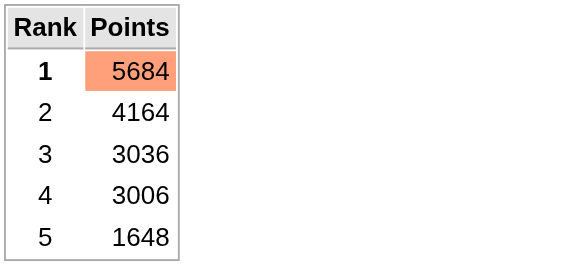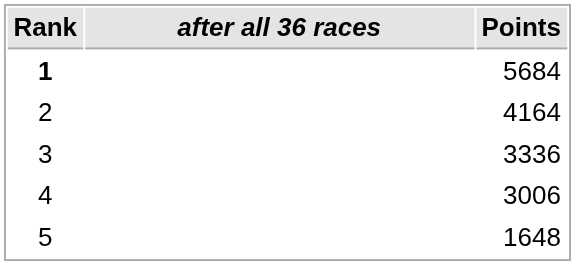+ column: (279, 28)
(141, 71) lightsalmon background -> (532, 71) no background
(141, 154) 3036 -> (532, 154) 3336
